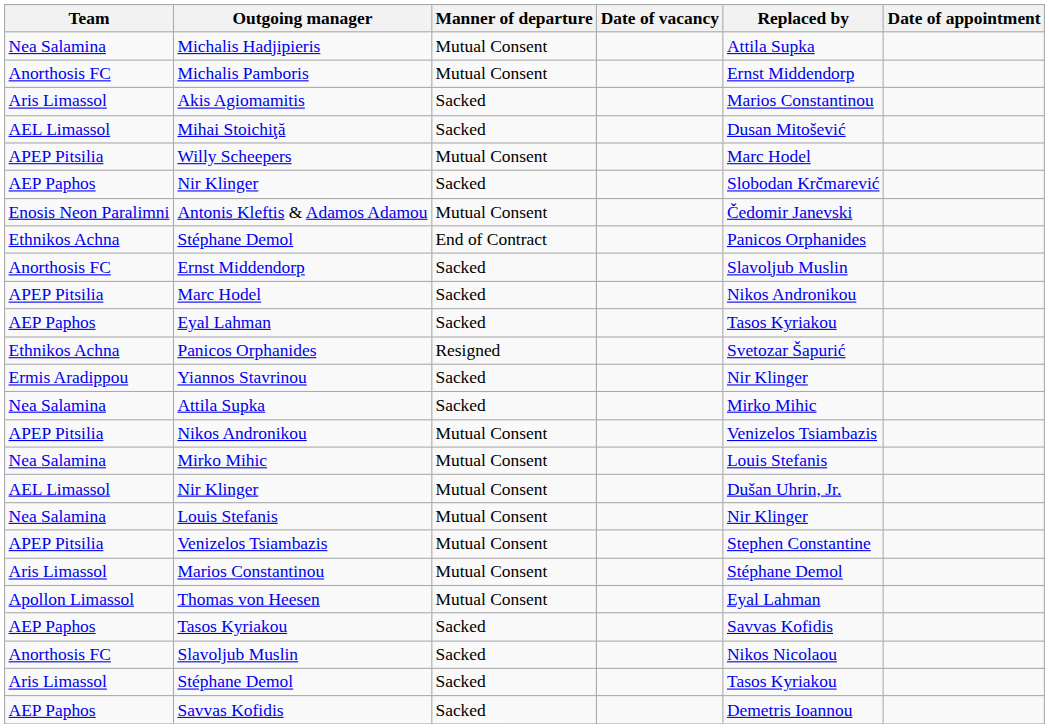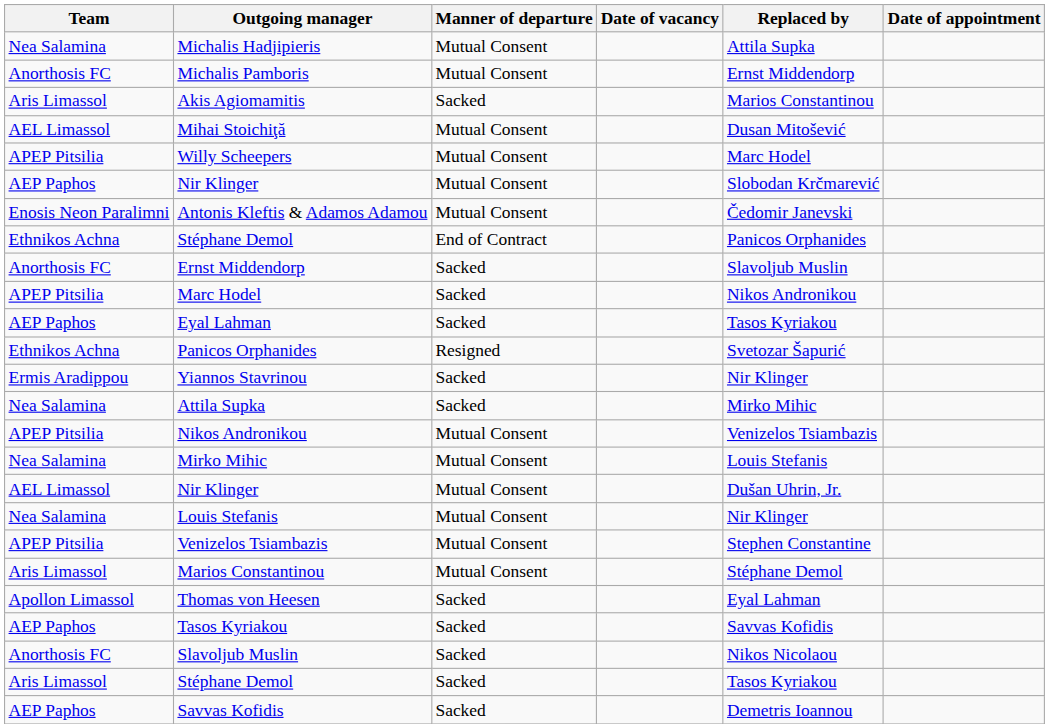(461, 128) Sacked -> (491, 128) Mutual Consent
(461, 184) Sacked -> (491, 184) Mutual Consent
(491, 599) Mutual Consent -> (461, 599) Sacked
